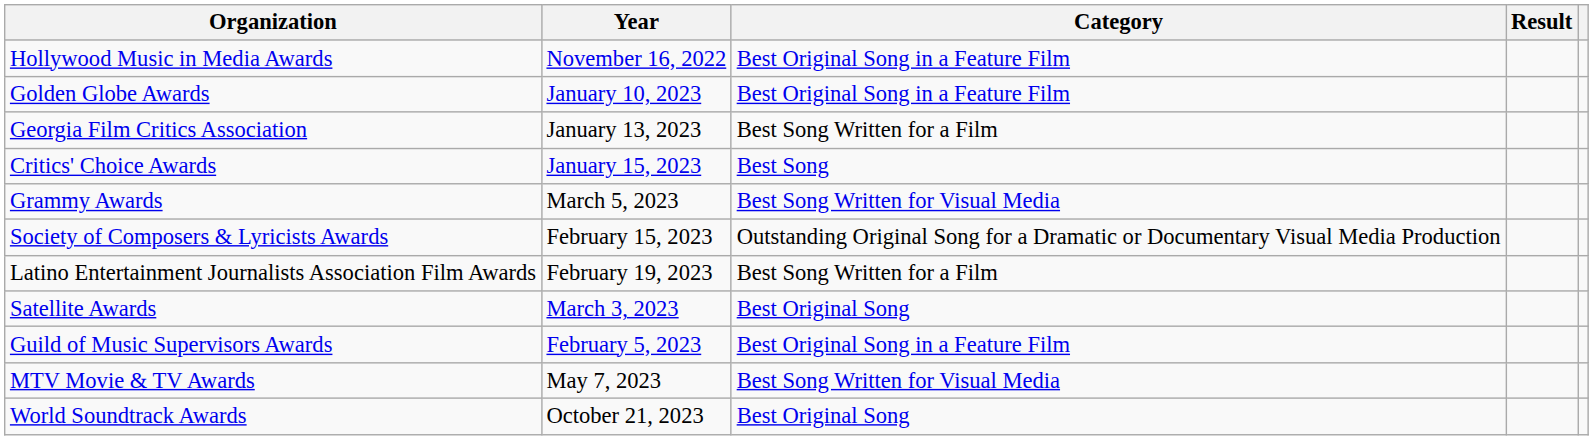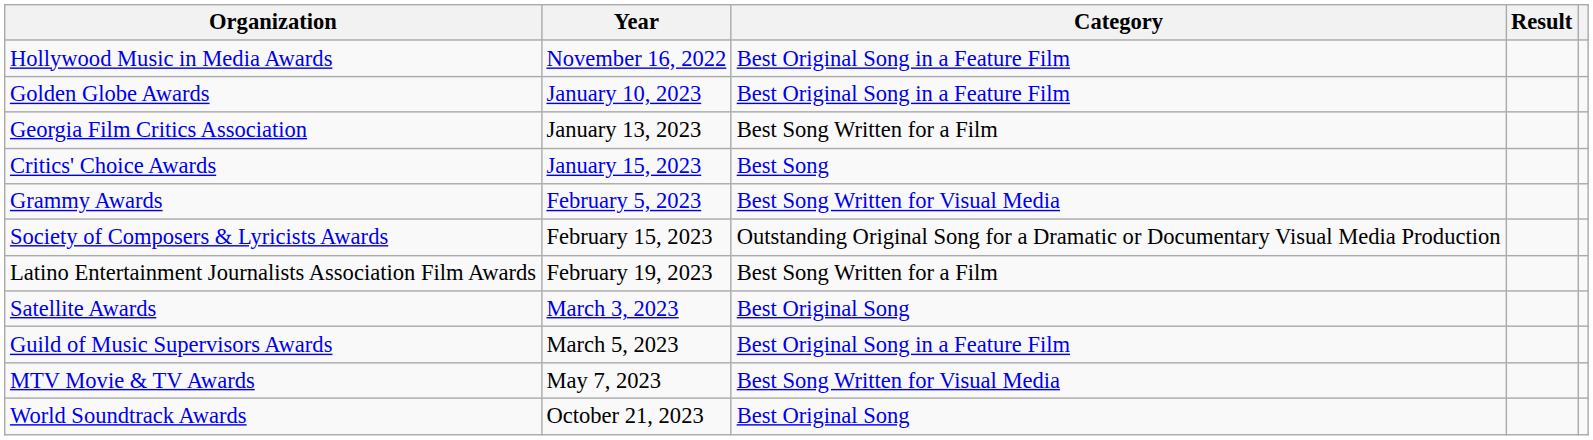(613, 201) March 5, 2023 -> (624, 201) February 5, 2023
(624, 344) February 5, 2023 -> (613, 344) March 5, 2023
